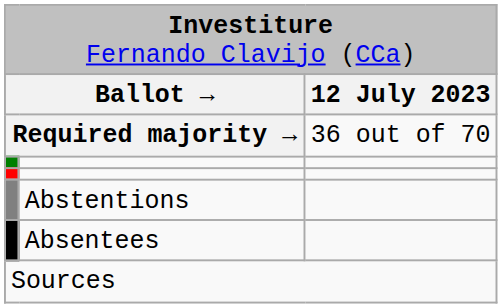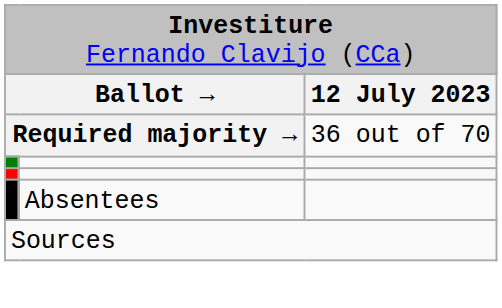- row: (12, 200)
